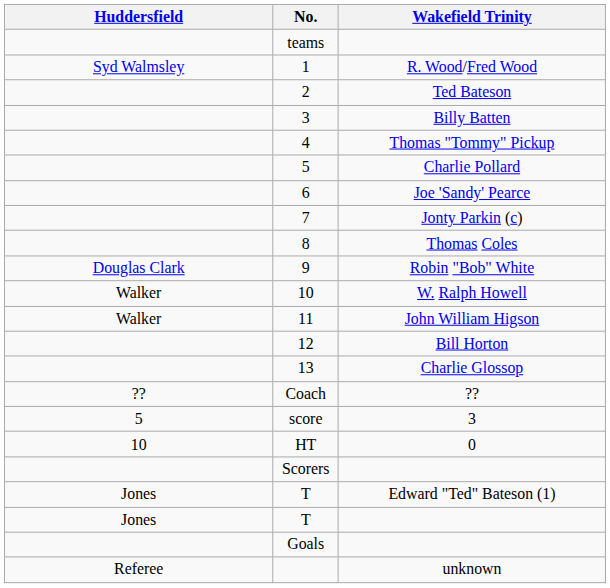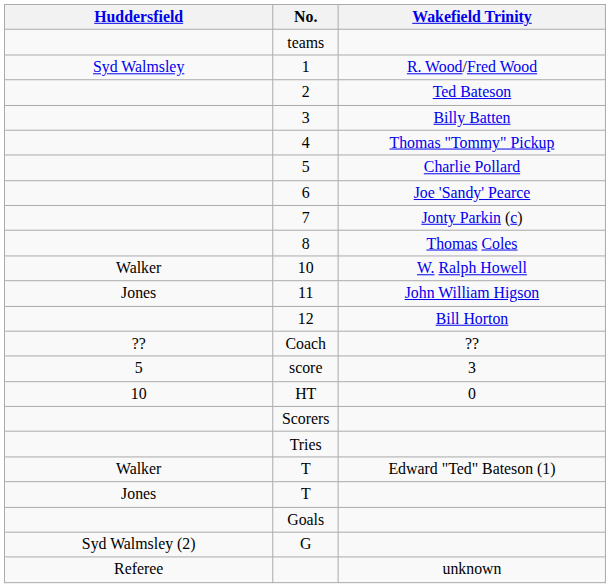- row: (306, 268)
(139, 318) Walker -> (139, 293) Jones
- row: (306, 368)
+ row: (306, 444)
(139, 494) Jones -> (139, 469) Walker
+ row: (306, 544)
